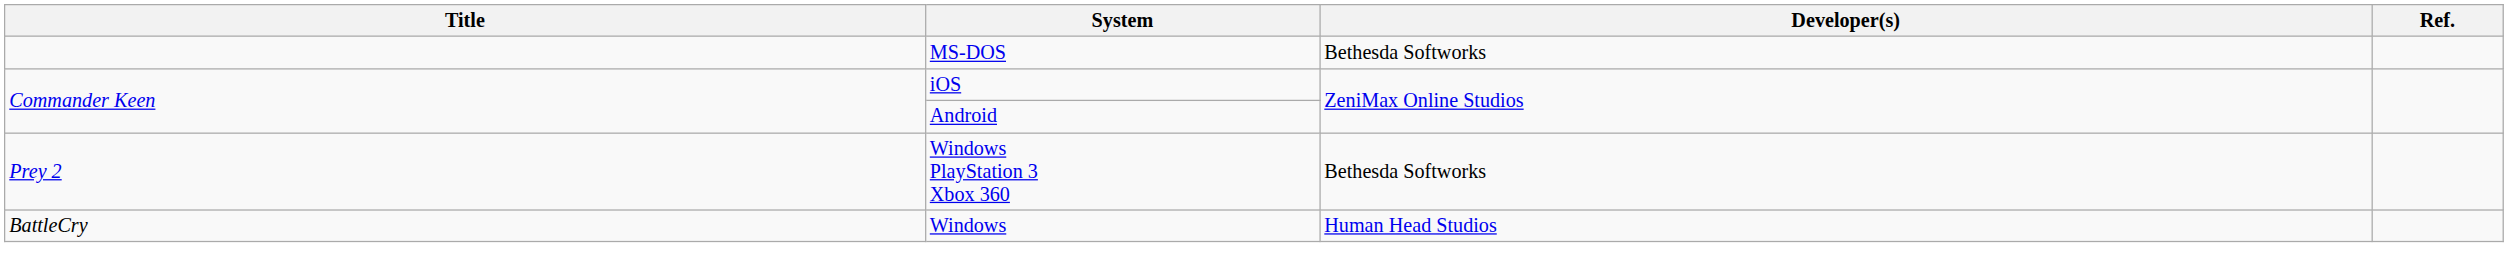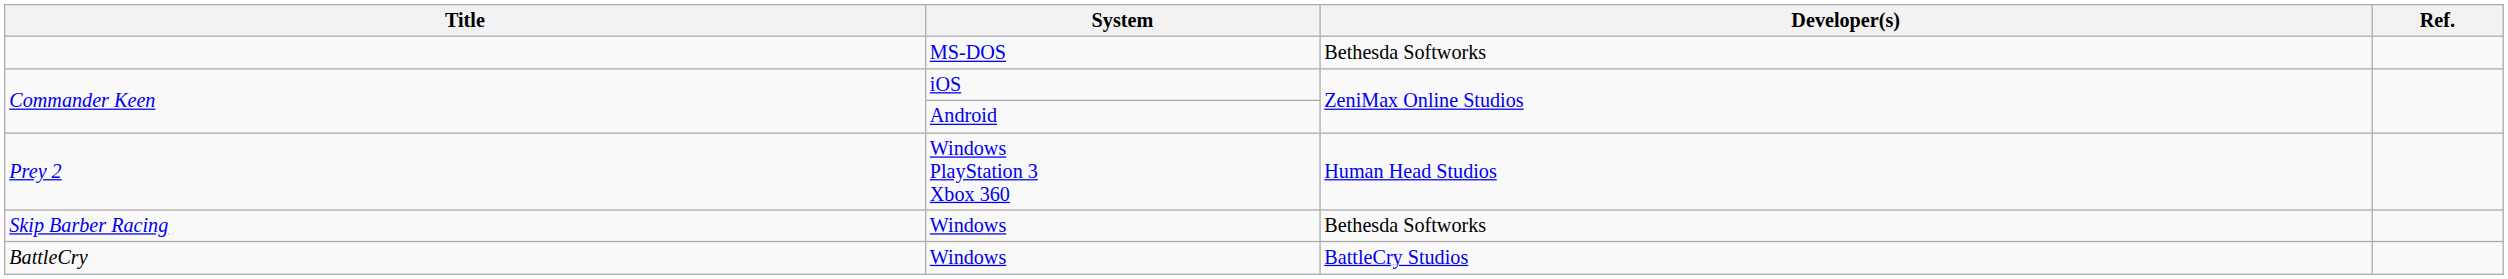(1405, 171) Bethesda Softworks -> (1411, 171) Human Head Studios
+ row: (89, 225)
(1411, 225) Human Head Studios -> (1396, 257) BattleCry Studios
